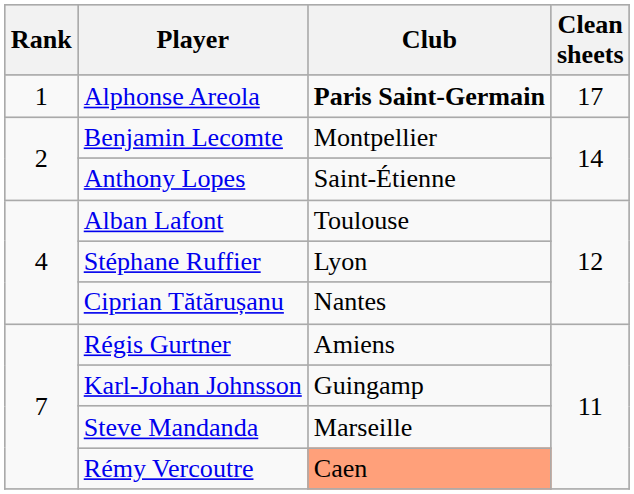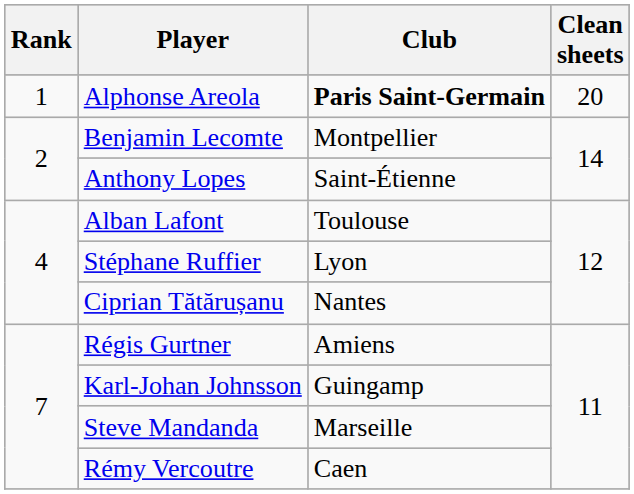(590, 95) 17 -> (590, 95) 20
(341, 468) lightsalmon background -> (341, 468) no background
